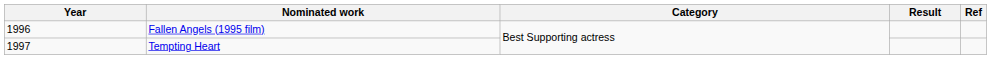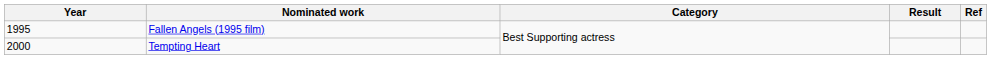(19, 29) 1996 -> (19, 29) 1995
(19, 46) 1997 -> (19, 46) 2000
